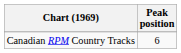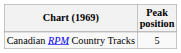(157, 40) 6 -> (157, 40) 5
